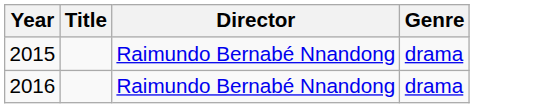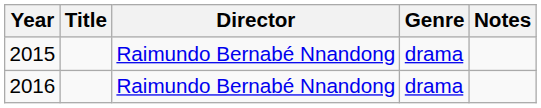+ column: (503, 20)
